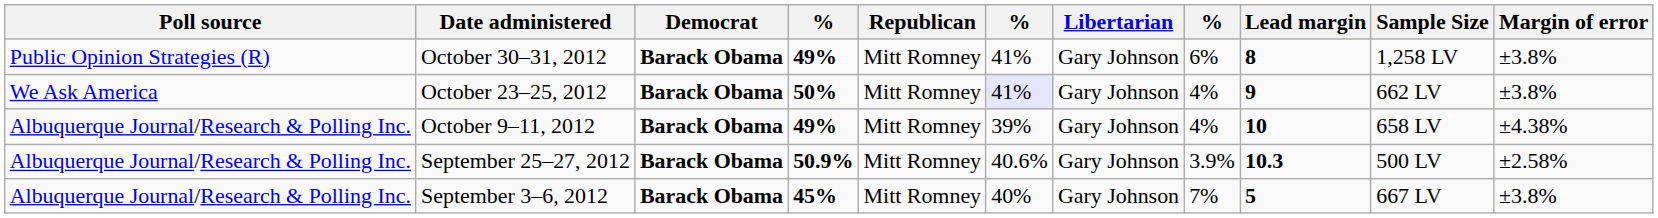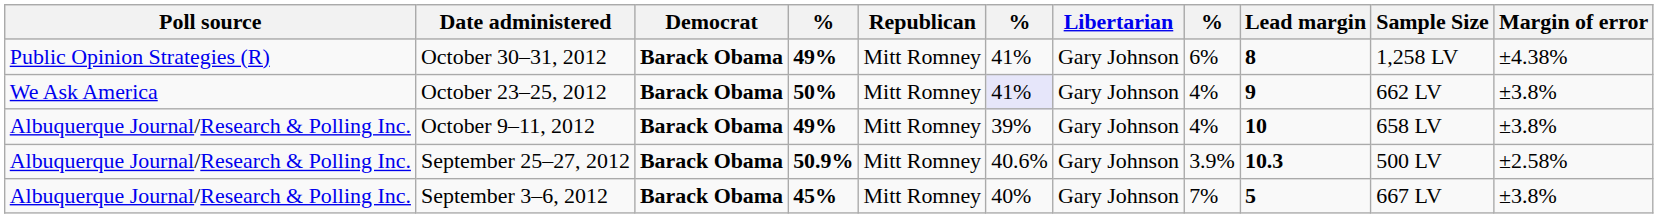(1528, 56) ±3.8% -> (1533, 56) ±4.38%
(1533, 126) ±4.38% -> (1528, 126) ±3.8%
